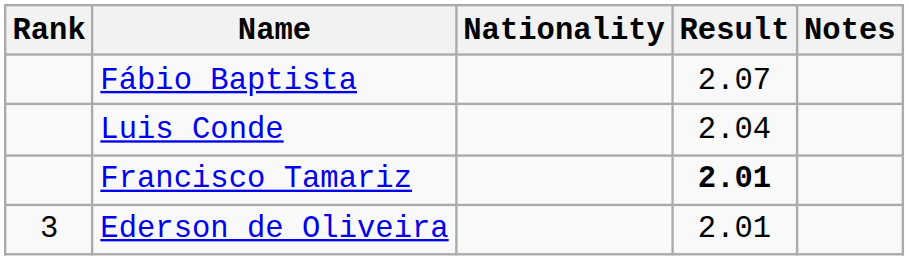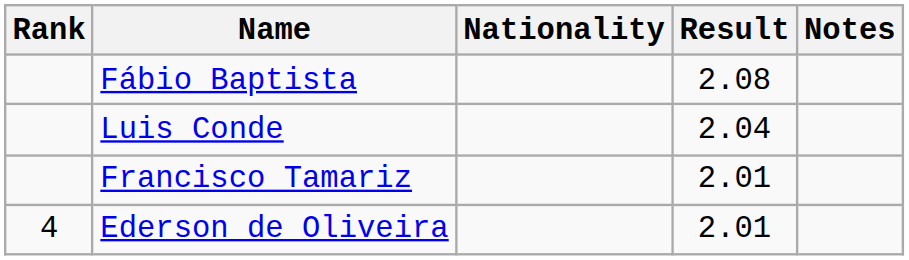(734, 80) 2.07 -> (734, 80) 2.08
(734, 179) bold -> (734, 179) normal
(49, 229) 3 -> (49, 229) 4
